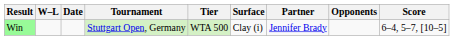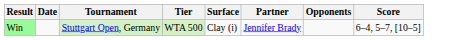- column: (48, 12)
